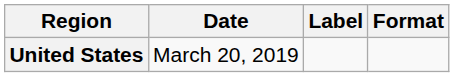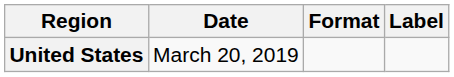columns swapped: (408, 21) <-> (336, 21)
